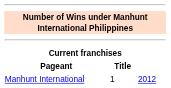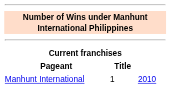(147, 79) 2012 -> (147, 79) 2010
